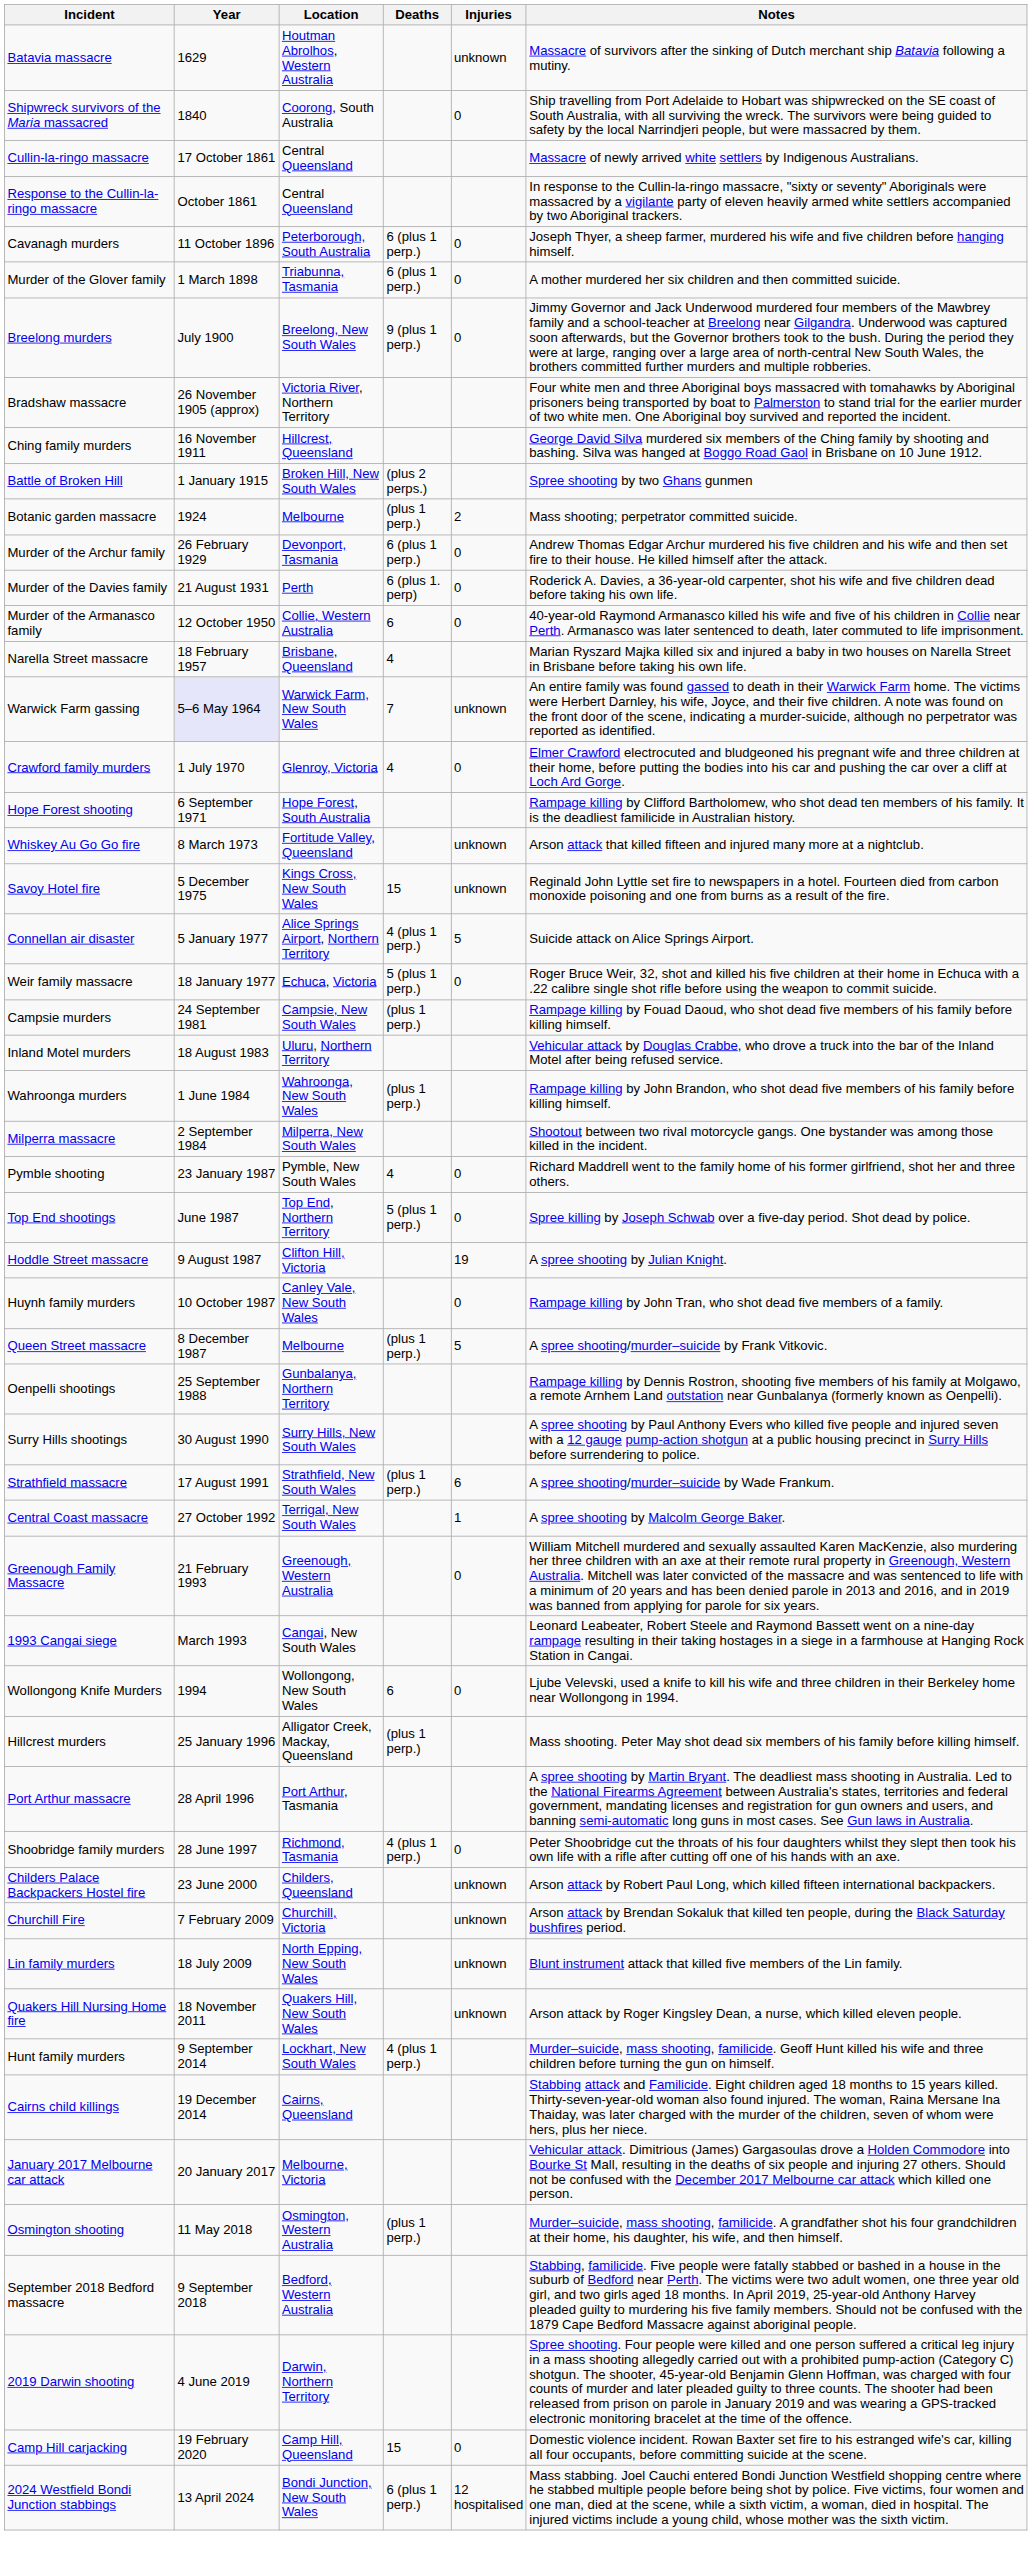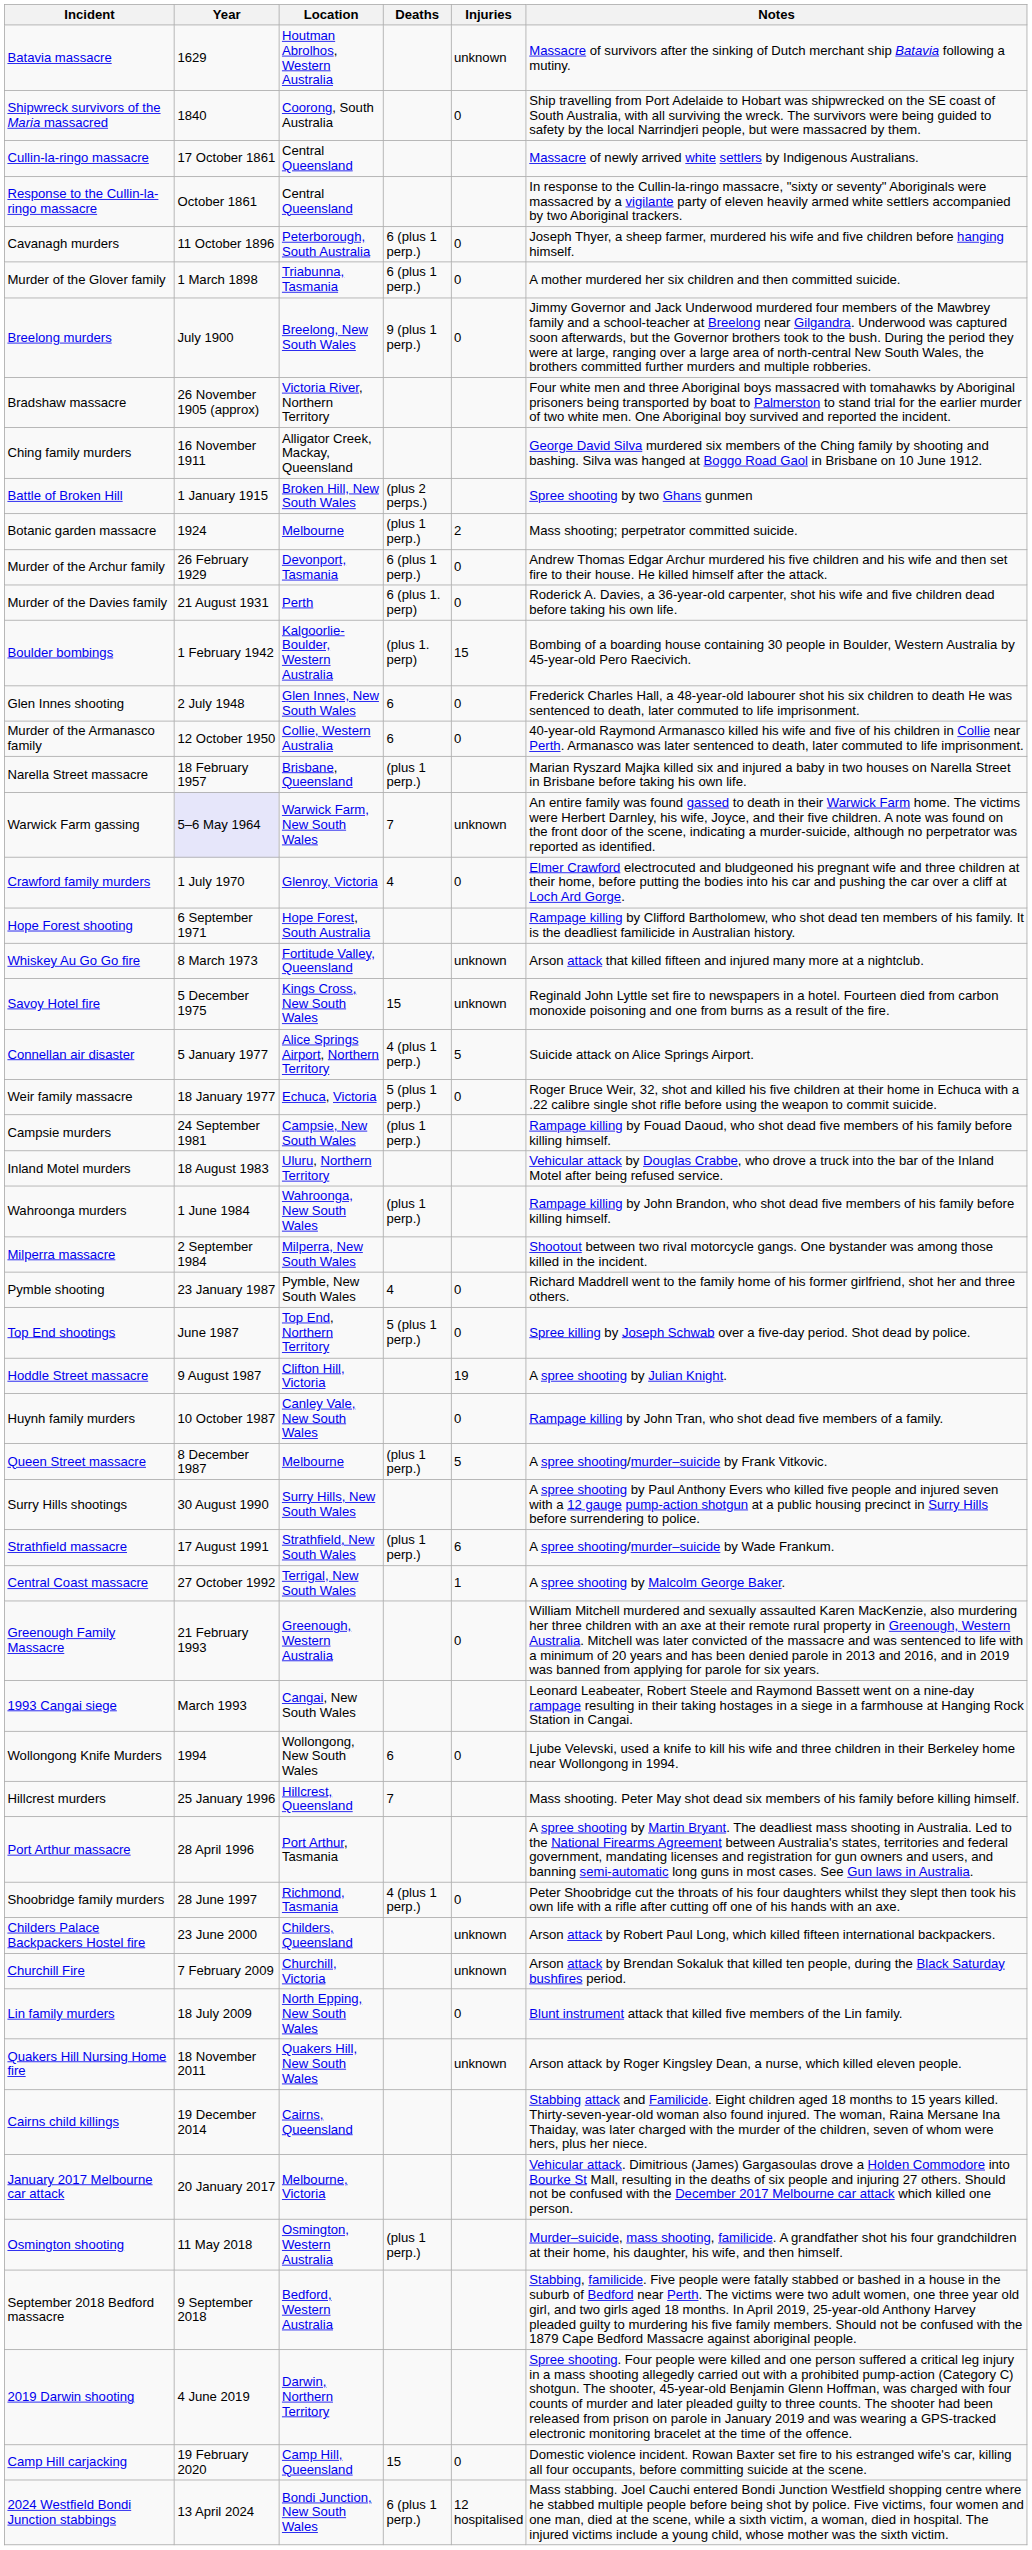(317, 445) Hillcrest, Queensland -> (327, 453) Alligator Creek, Mackay, Queensland
+ row: (60, 653)
+ row: (66, 703)
(390, 659) 4 -> (406, 774) (plus 1 perp.)
- row: (61, 1389)
(327, 1741) Alligator Creek, Mackay, Queensland -> (317, 1799) Hillcrest, Queensland
(406, 1741) (plus 1 perp.) -> (390, 1799) 7
(480, 1963) unknown -> (458, 2013) 0
- row: (66, 2056)
